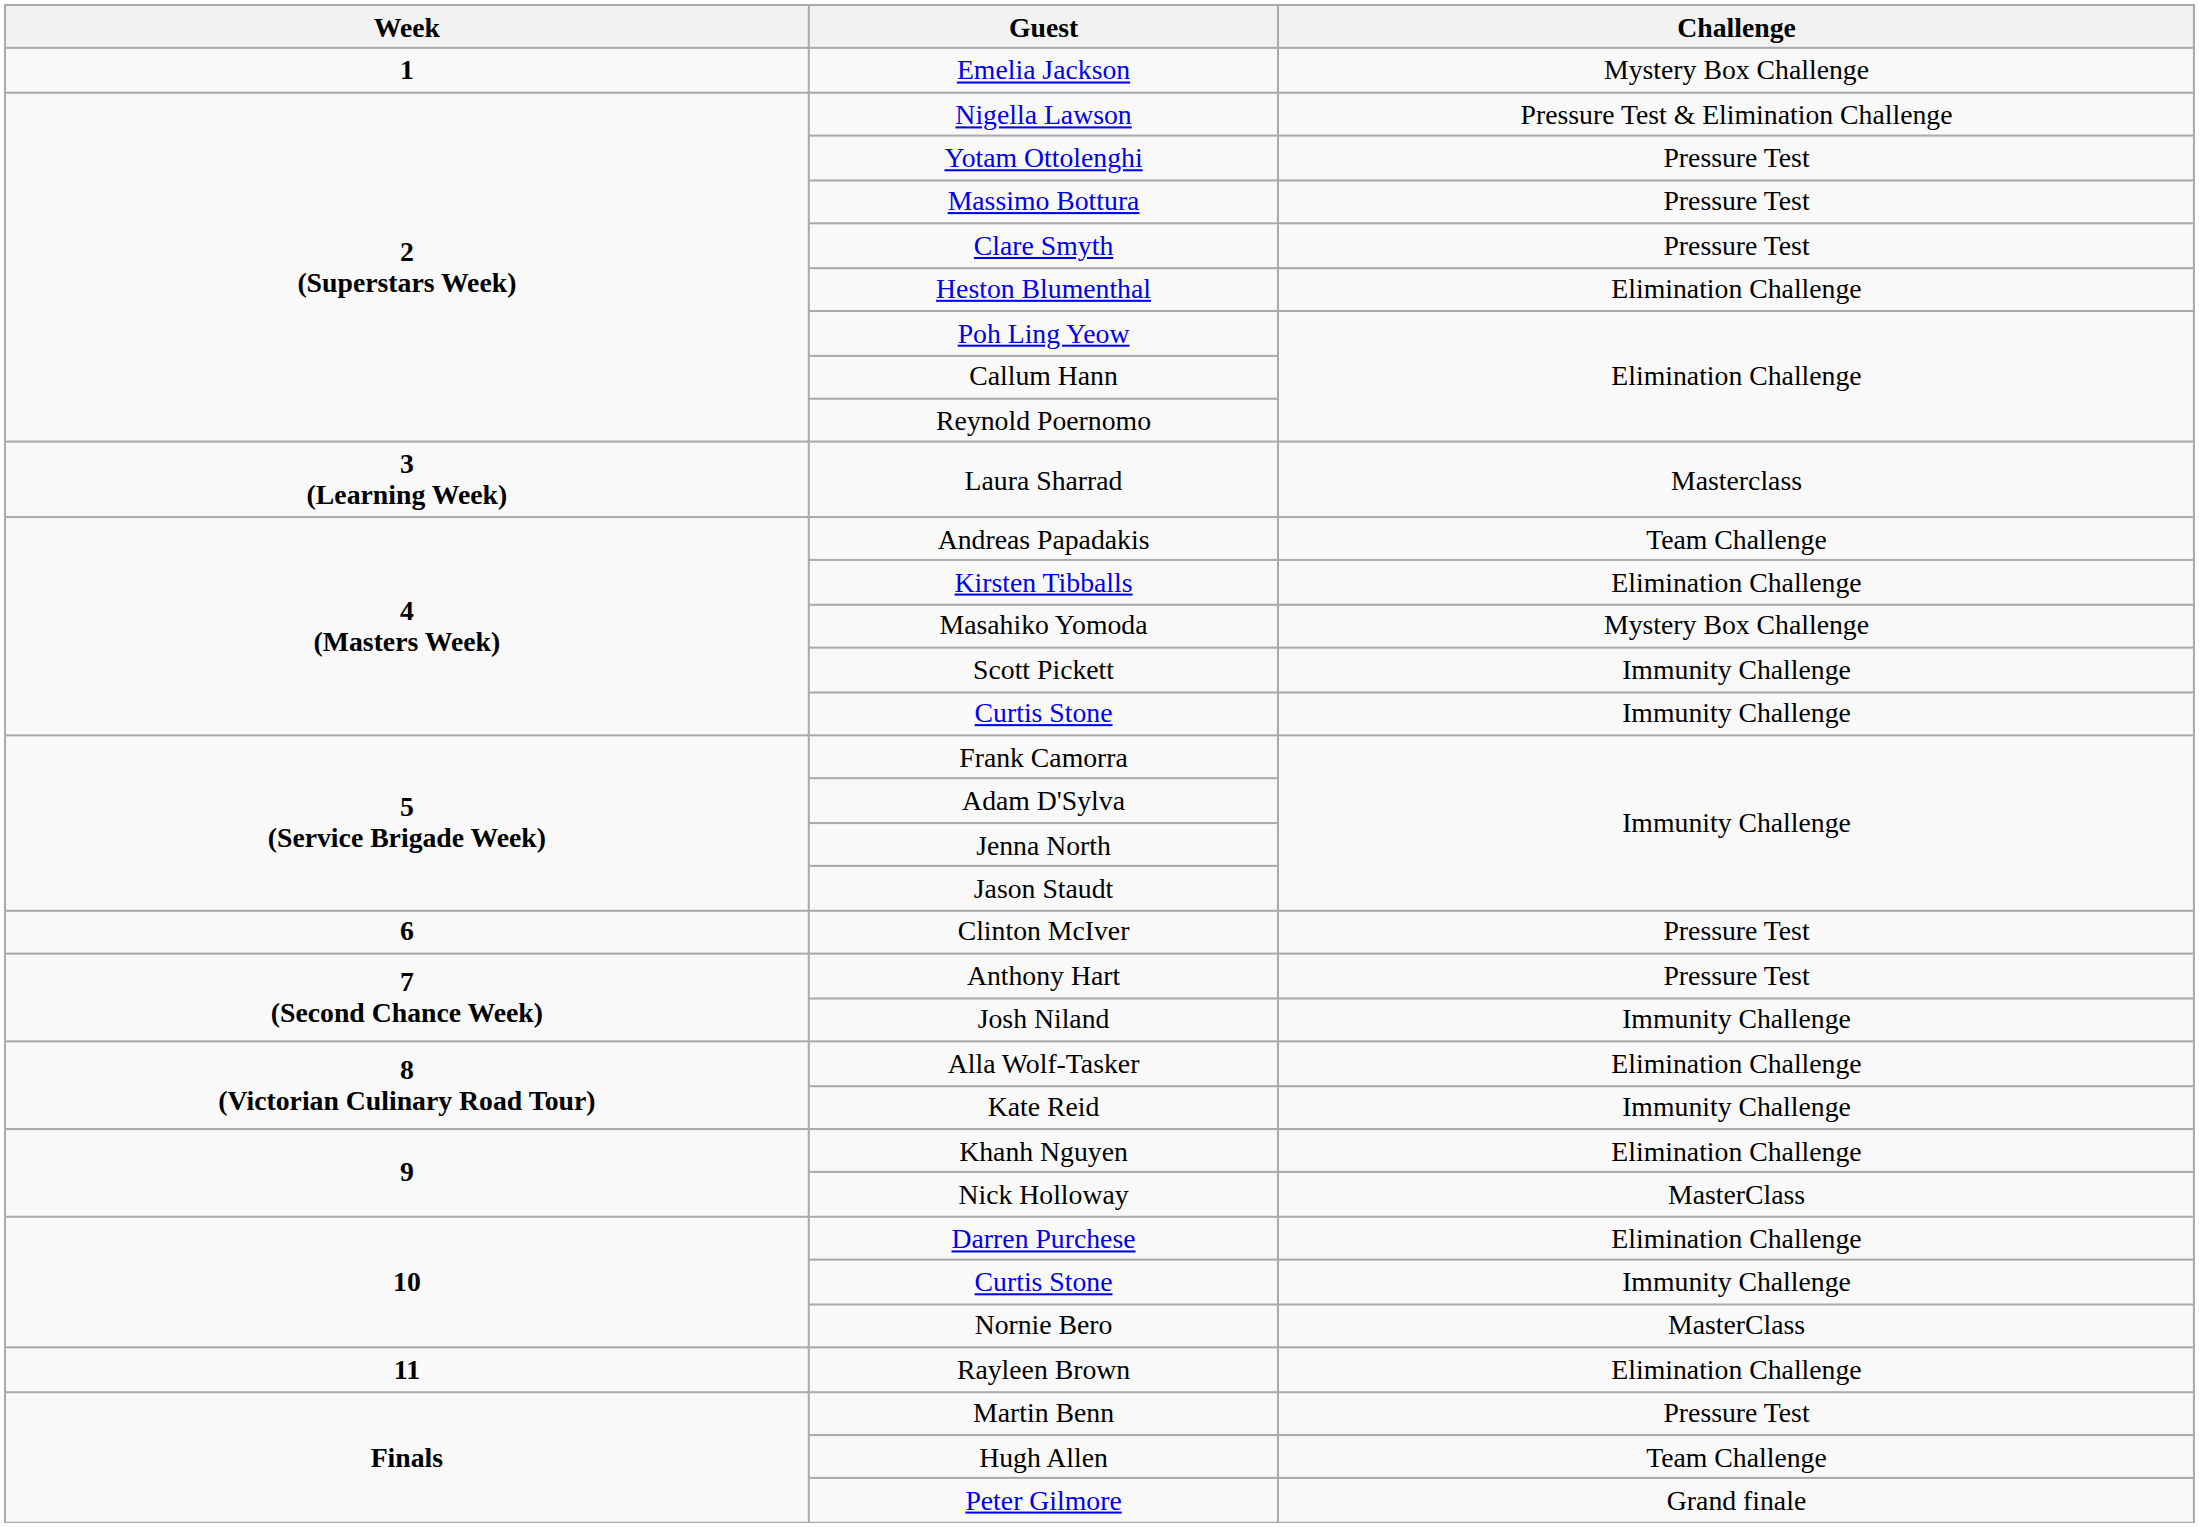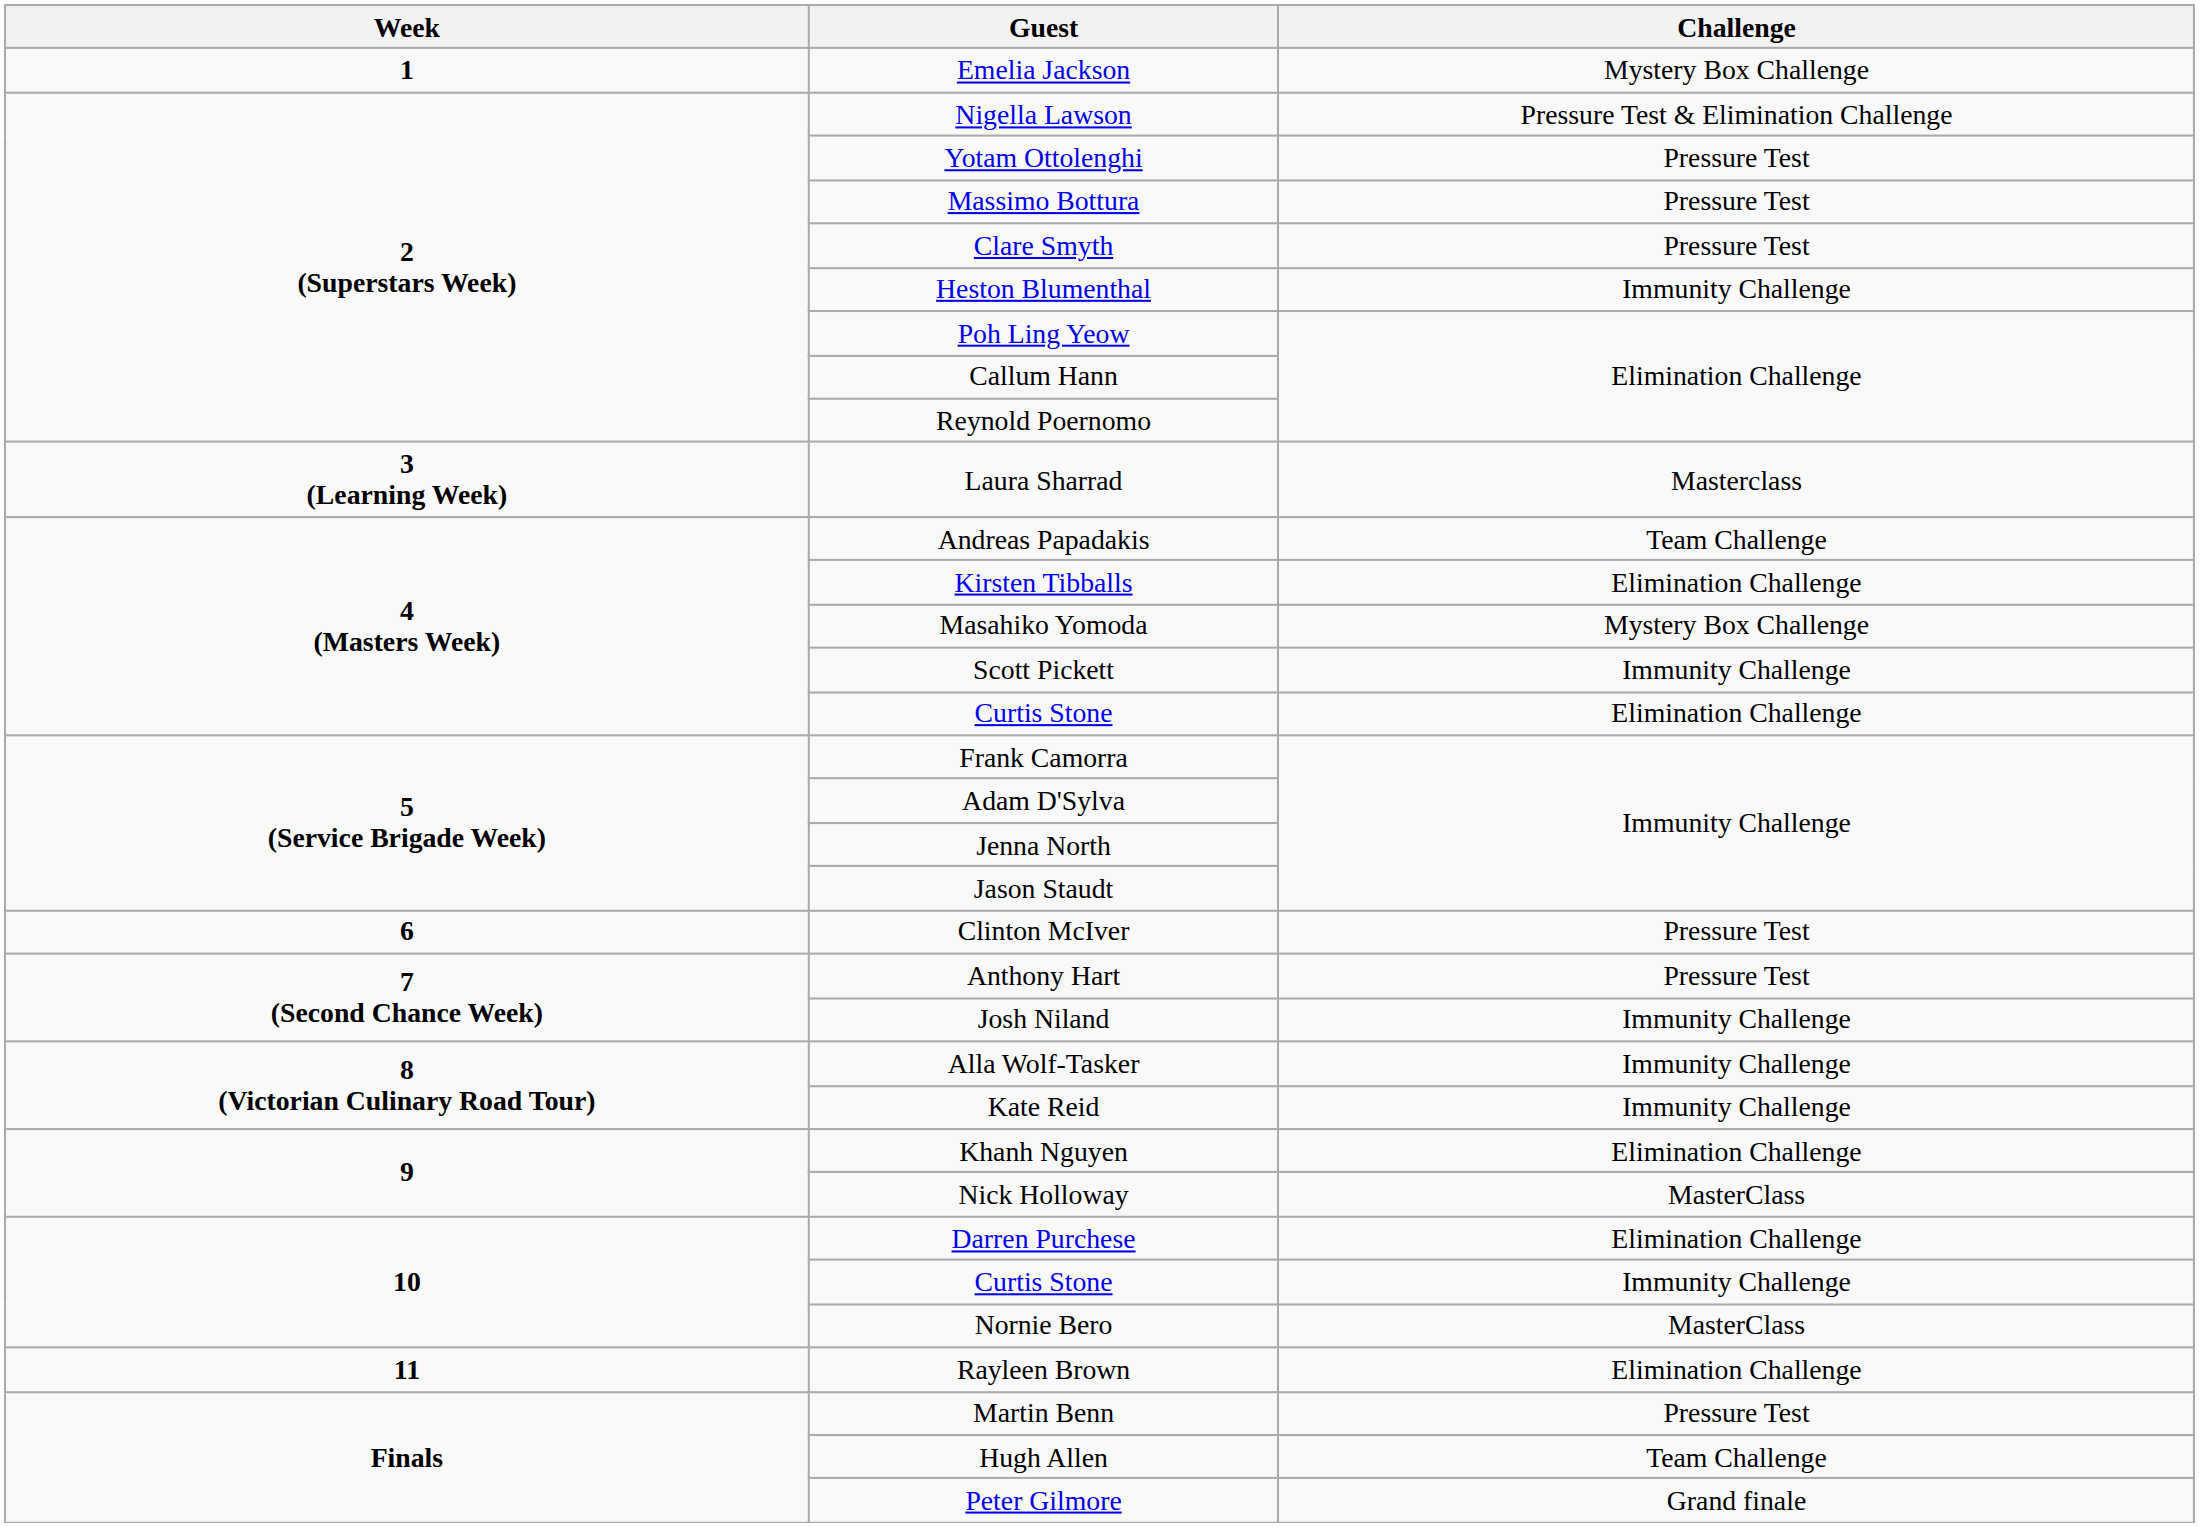(1737, 289) Elimination Challenge -> (1737, 289) Immunity Challenge
(1737, 713) Immunity Challenge -> (1737, 713) Elimination Challenge
(1737, 1063) Elimination Challenge -> (1737, 1063) Immunity Challenge
